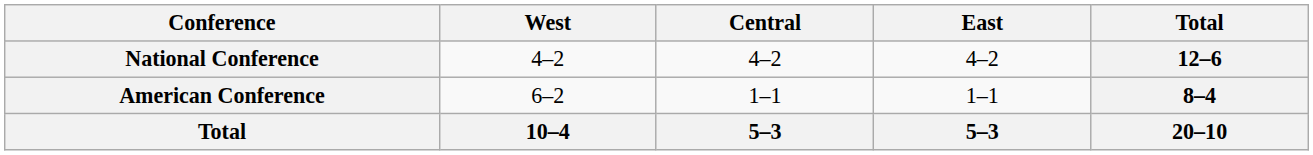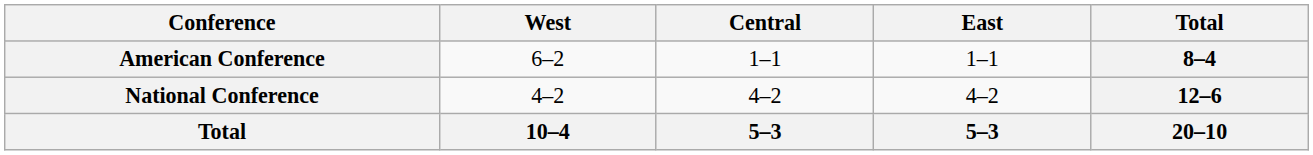rows swapped: (222, 59) <-> (222, 95)
